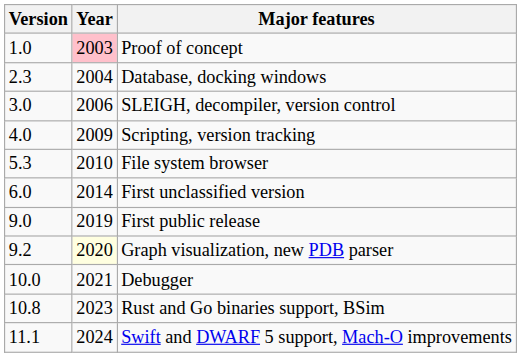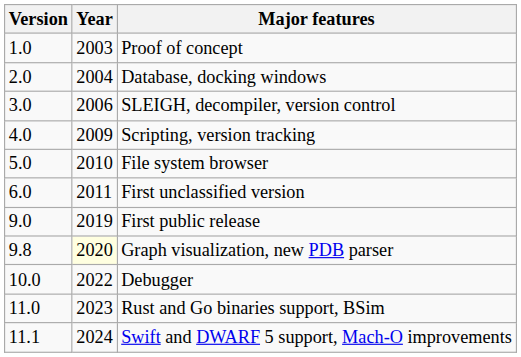(95, 47) pink background -> (95, 47) no background
(20, 76) 2.3 -> (20, 76) 2.0
(20, 163) 5.3 -> (20, 163) 5.0
(95, 192) 2014 -> (94, 192) 2011
(20, 250) 9.2 -> (20, 250) 9.8
(95, 279) 2021 -> (95, 279) 2022
(25, 308) 10.8 -> (24, 308) 11.0
